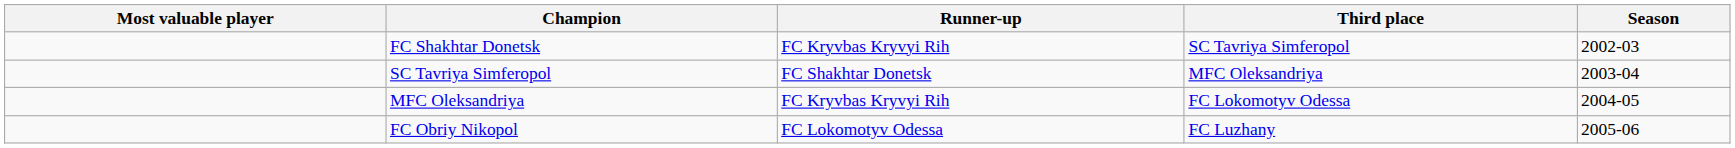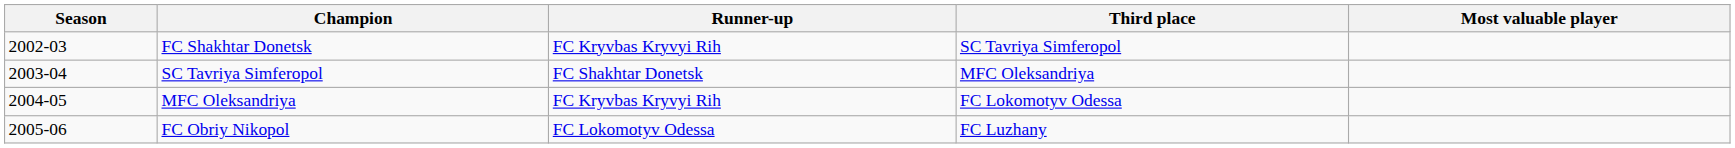columns swapped: (1654, 18) <-> (195, 18)
